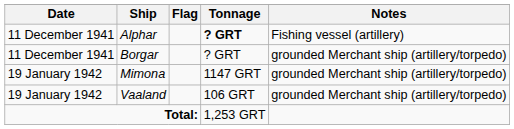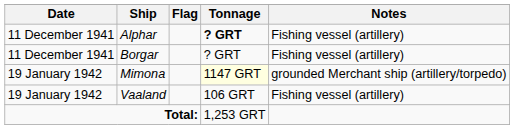(389, 54) grounded Merchant ship (artillery/torpedo) -> (338, 54) Fishing vessel (artillery)
(232, 74) no background -> (232, 74) lightyellow background
(389, 94) grounded Merchant ship (artillery/torpedo) -> (338, 94) Fishing vessel (artillery)
